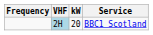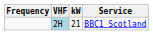(76, 24) 20 -> (76, 24) 21
